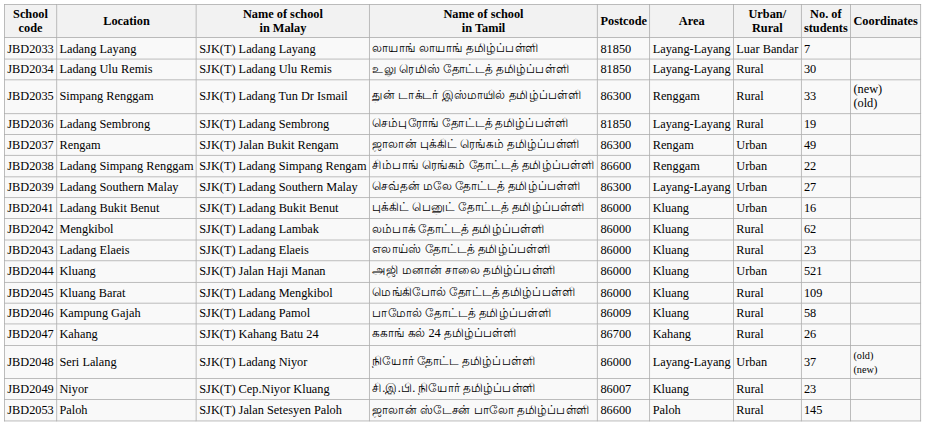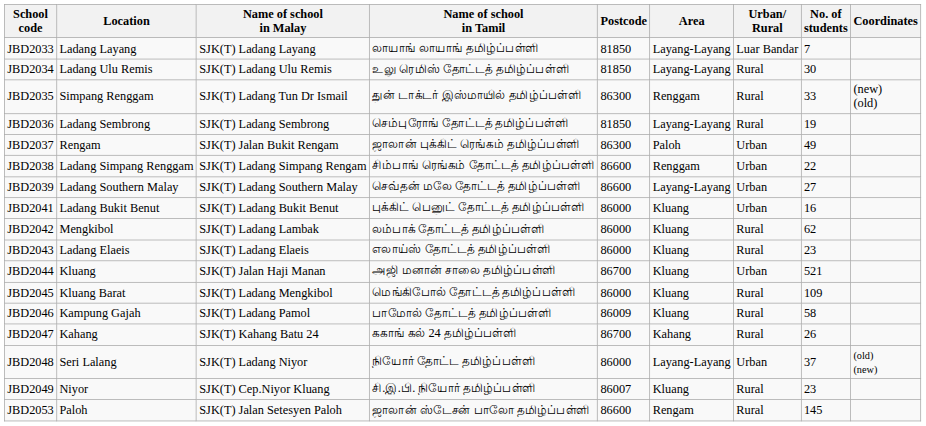(673, 145) Rengam -> (667, 145) Paloh
(616, 187) 86300 -> (616, 187) 86600
(616, 271) 86000 -> (616, 271) 86700
(667, 410) Paloh -> (673, 410) Rengam
